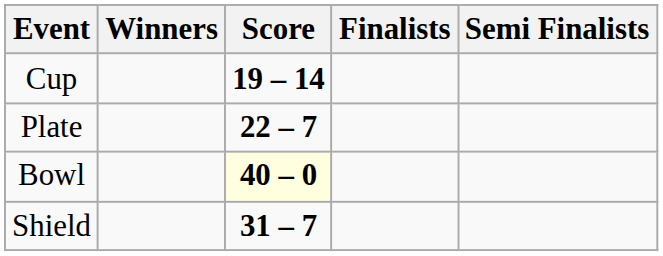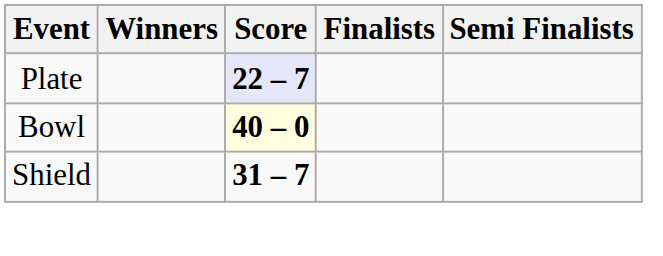- row: (52, 77)
(278, 126) no background -> (271, 77) lavender background
